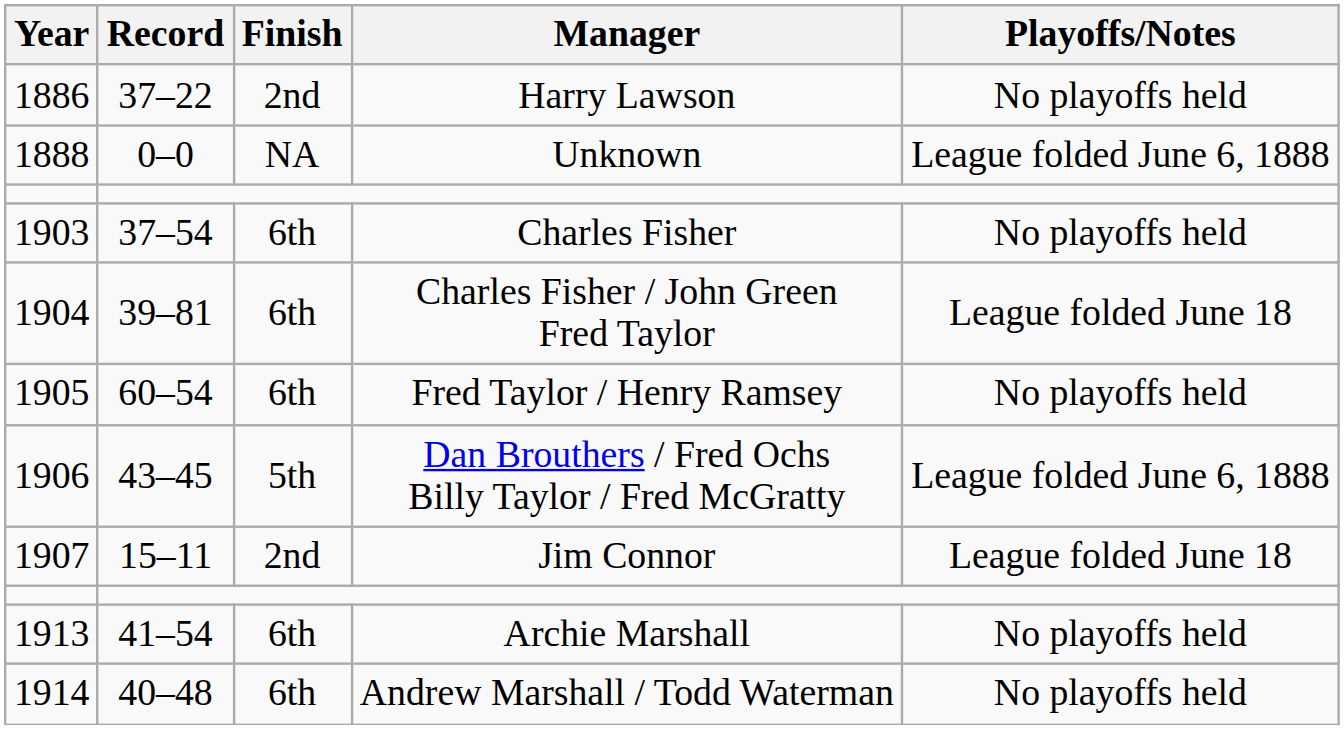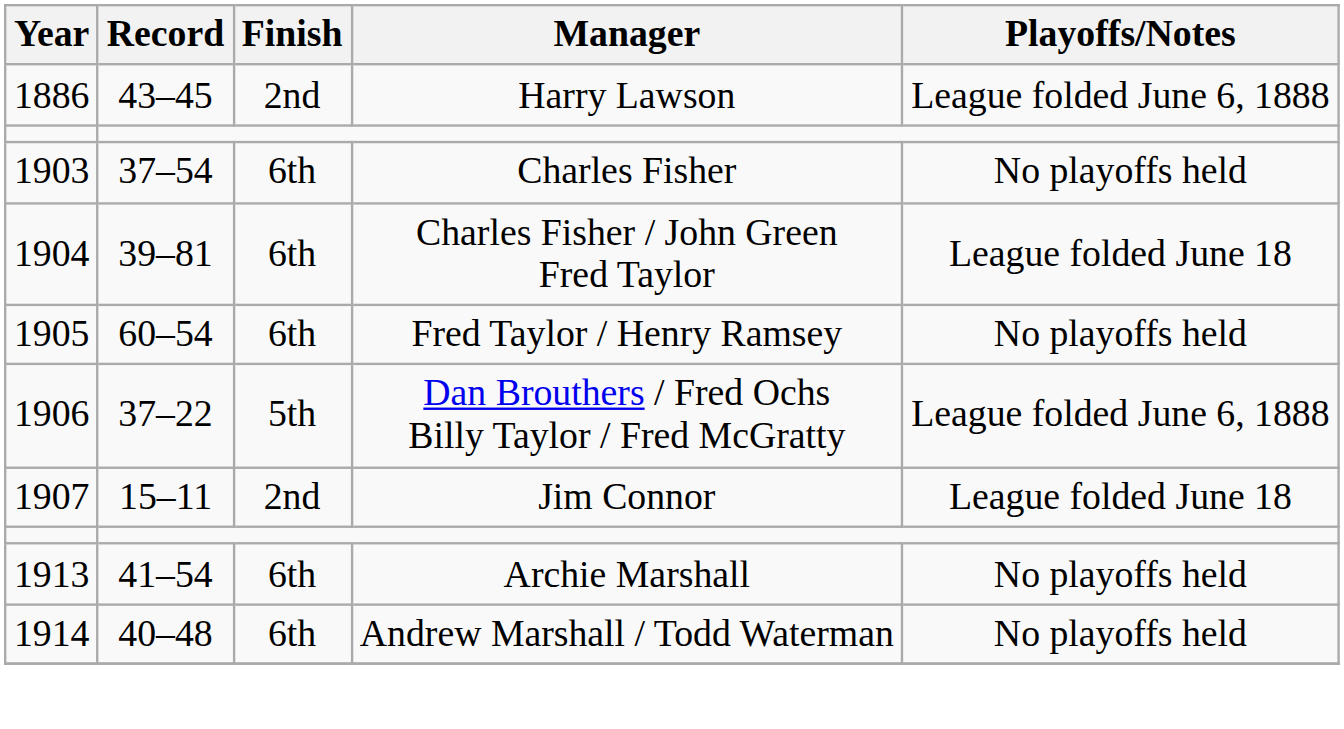(166, 94) 37–22 -> (166, 94) 43–45
(1120, 94) No playoffs held -> (1120, 94) League folded June 6, 1888
- row: (52, 154)
(166, 474) 43–45 -> (166, 414) 37–22
